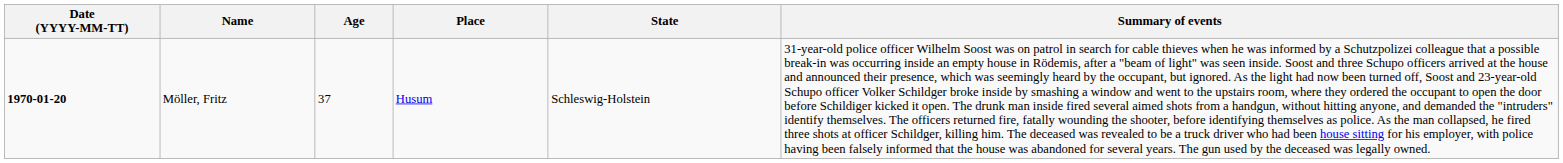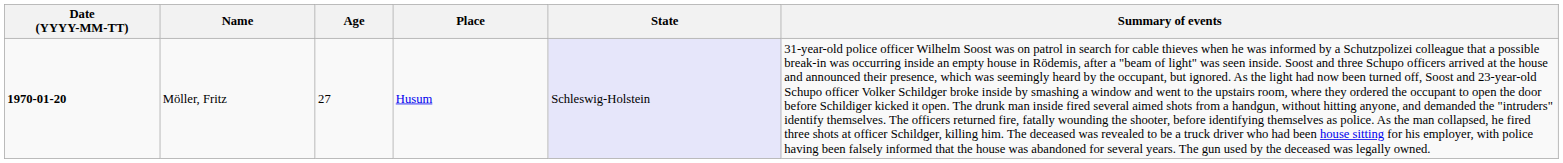(324, 98) 37 -> (324, 98) 27
(601, 98) no background -> (601, 98) lavender background
